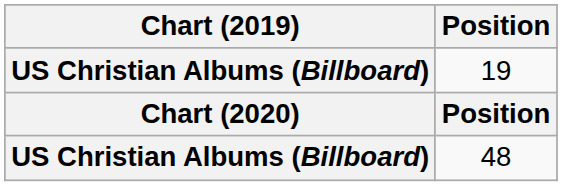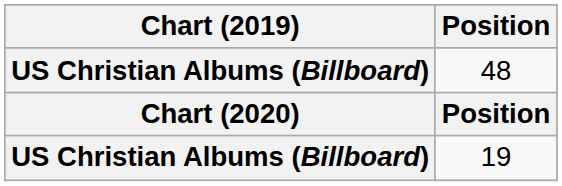rows swapped: (496, 69) <-> (496, 157)
